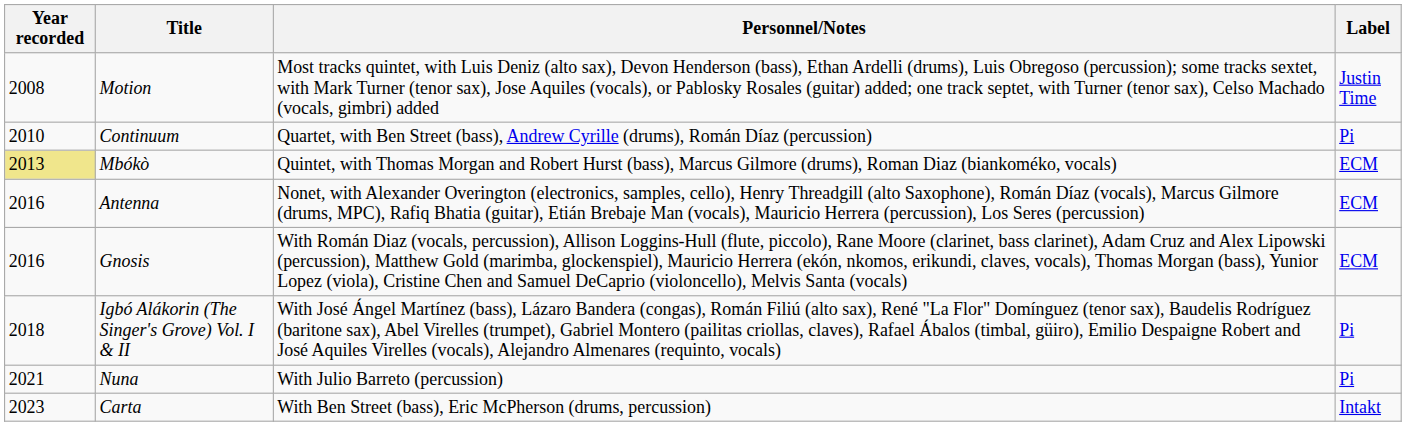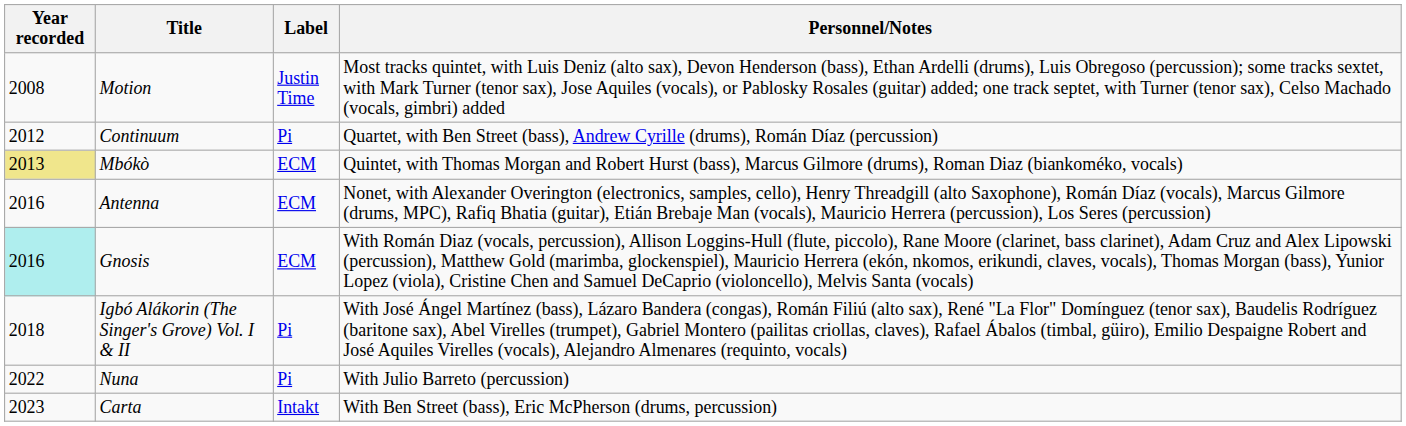columns swapped: (1368, 28) <-> (804, 28)
(27, 136) 2010 -> (27, 136) 2012
(27, 261) no background -> (27, 261) paleturquoise background
(27, 378) 2021 -> (27, 378) 2022
